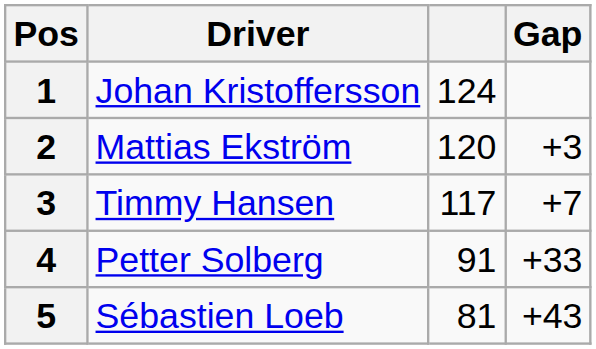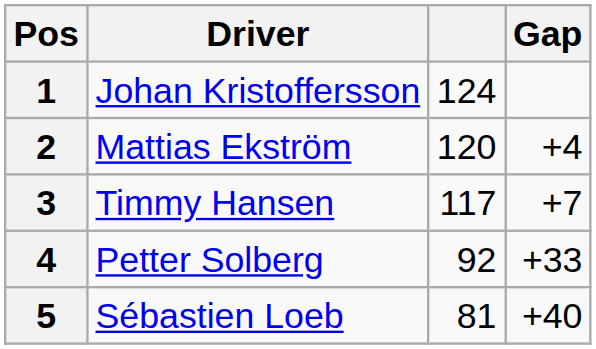(562, 147) +3 -> (562, 147) +4
(477, 260) 91 -> (477, 260) 92
(552, 316) +43 -> (552, 316) +40
